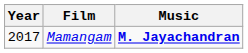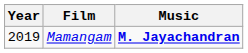(24, 38) 2017 -> (24, 38) 2019
